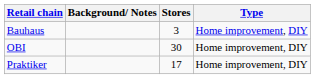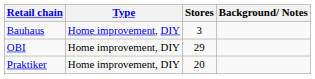columns swapped: (252, 13) <-> (112, 13)
(176, 47) 30 -> (199, 47) 29
(176, 64) 17 -> (199, 64) 20
